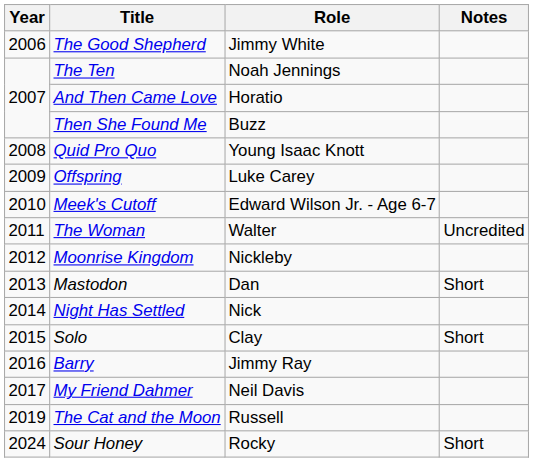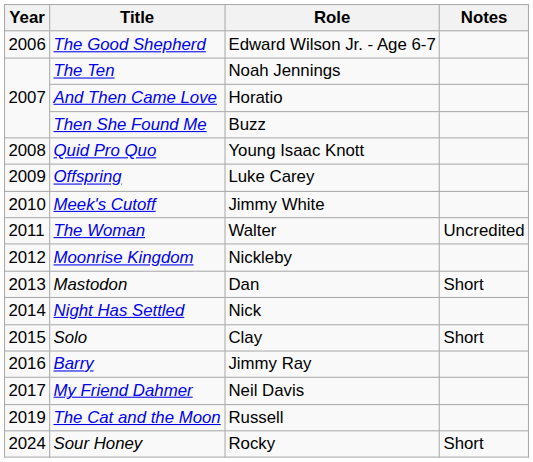(277, 44) Jimmy White -> (332, 44) Edward Wilson Jr. - Age 6-7
(332, 204) Edward Wilson Jr. - Age 6-7 -> (277, 204) Jimmy White
